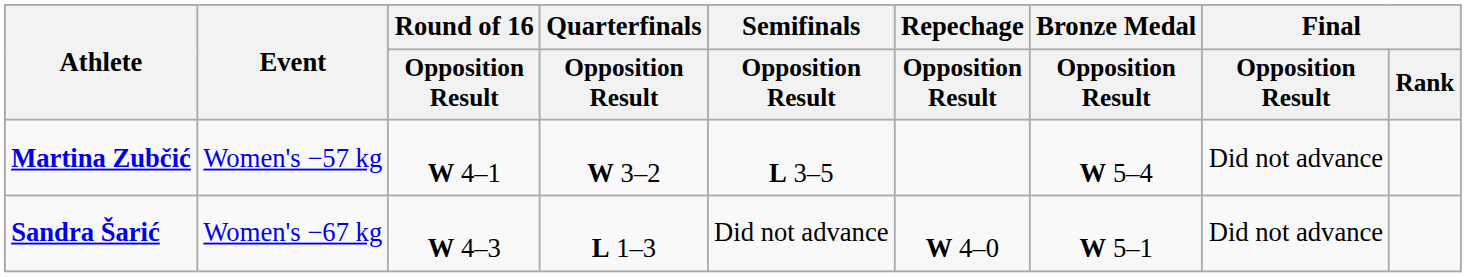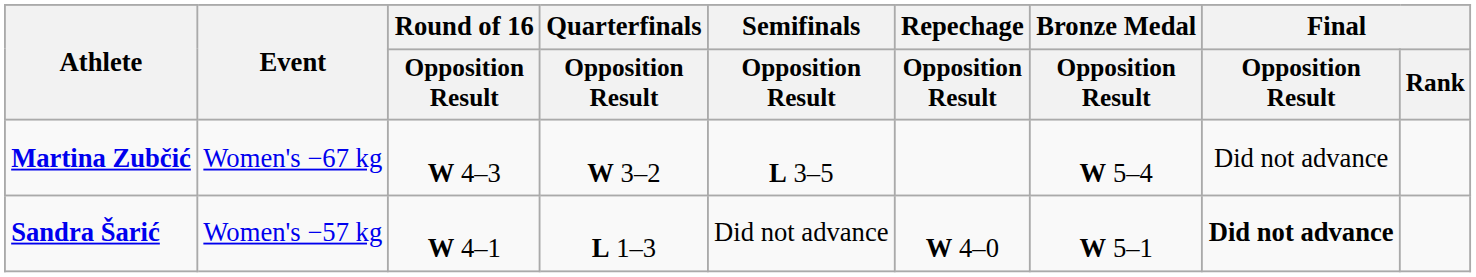(293, 157) Women's −57 kg -> (293, 157) Women's −67 kg
(464, 173) W 4–1 -> (464, 173) W 4–3
(293, 233) Women's −67 kg -> (293, 233) Women's −57 kg
(464, 248) W 4–3 -> (464, 248) W 4–1
(1296, 233) normal -> (1301, 233) bold
